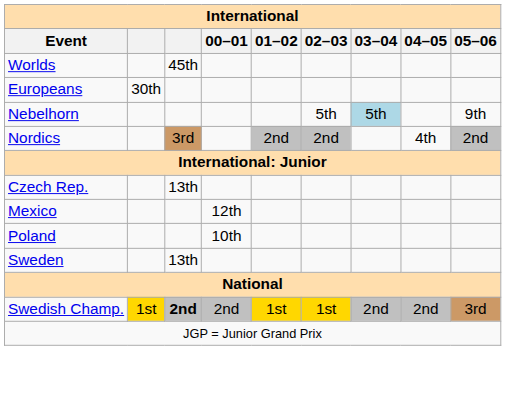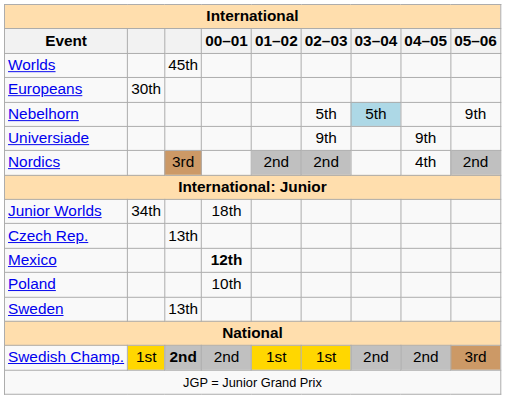+ row: (49, 138)
+ row: (55, 211)
(227, 211) normal -> (227, 260) bold
